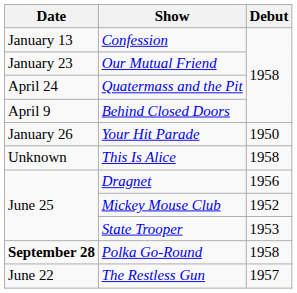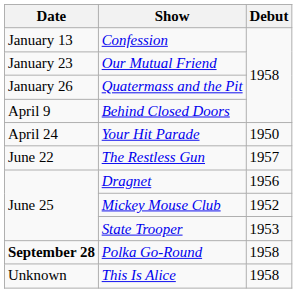(33, 87) April 24 -> (40, 87) January 26
(40, 134) January 26 -> (33, 134) April 24
rows swapped: (153, 275) <-> (139, 157)
